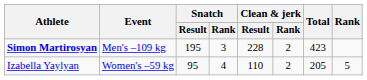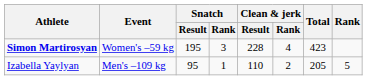(134, 48) Men's –109 kg -> (138, 48) Women's –59 kg
(288, 48) 2 -> (288, 48) 4
(138, 66) Women's –59 kg -> (134, 66) Men's –109 kg
(224, 66) 4 -> (224, 66) 1
